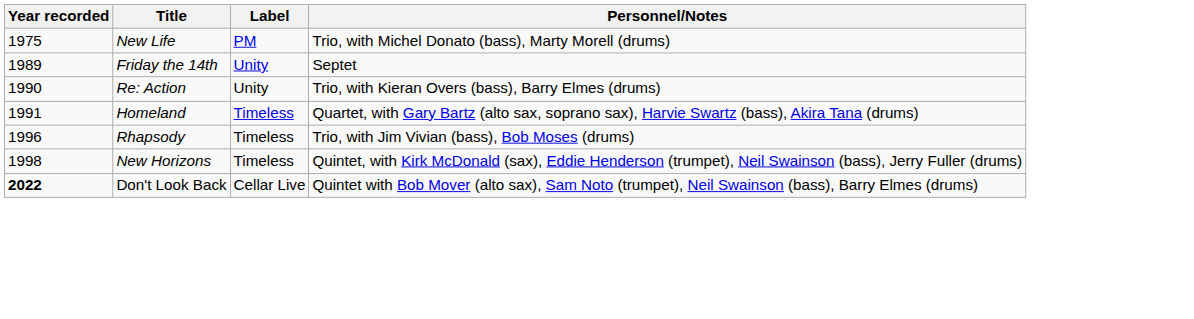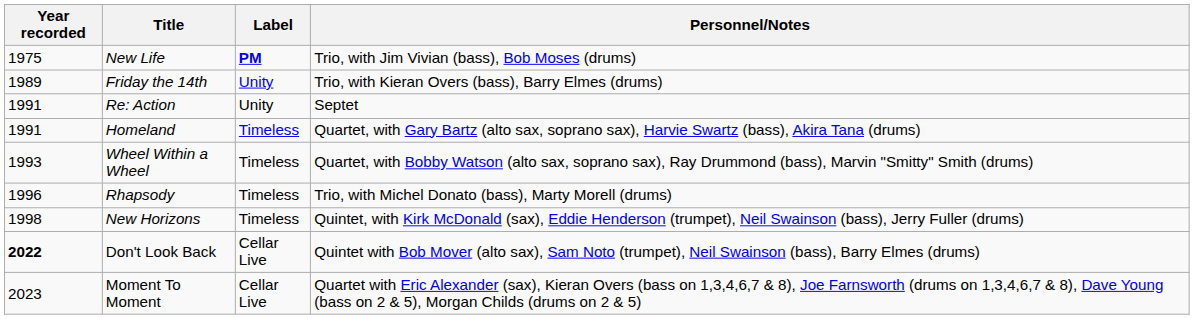(245, 40) normal -> (250, 57) bold
(491, 40) Trio, with Michel Donato (bass), Marty Morell (drums) -> (475, 57) Trio, with Jim Vivian (bass), Bob Moses (drums)
(334, 64) Septet -> (488, 81) Trio, with Kieran Overs (bass), Barry Elmes (drums)
(25, 88) 1990 -> (25, 105) 1991
(487, 88) Trio, with Kieran Overs (bass), Barry Elmes (drums) -> (336, 105) Septet
+ row: (157, 162)
(473, 137) Trio, with Jim Vivian (bass), Bob Moses (drums) -> (493, 195) Trio, with Michel Donato (bass), Marty Morell (drums)
+ row: (143, 293)
